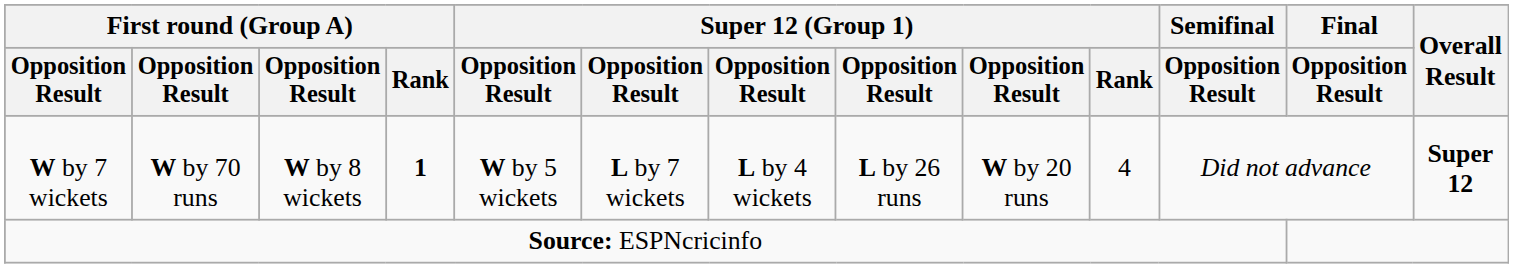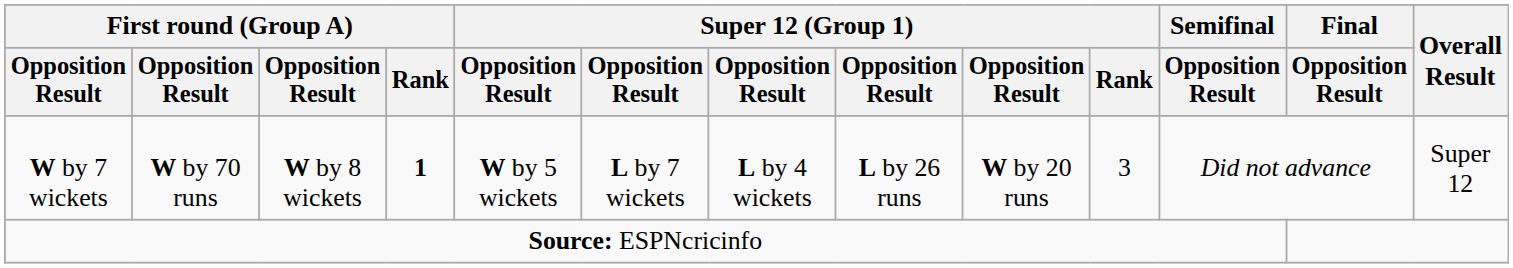(1124, 167) 4 -> (1124, 167) 3
(1460, 167) bold -> (1460, 167) normal
